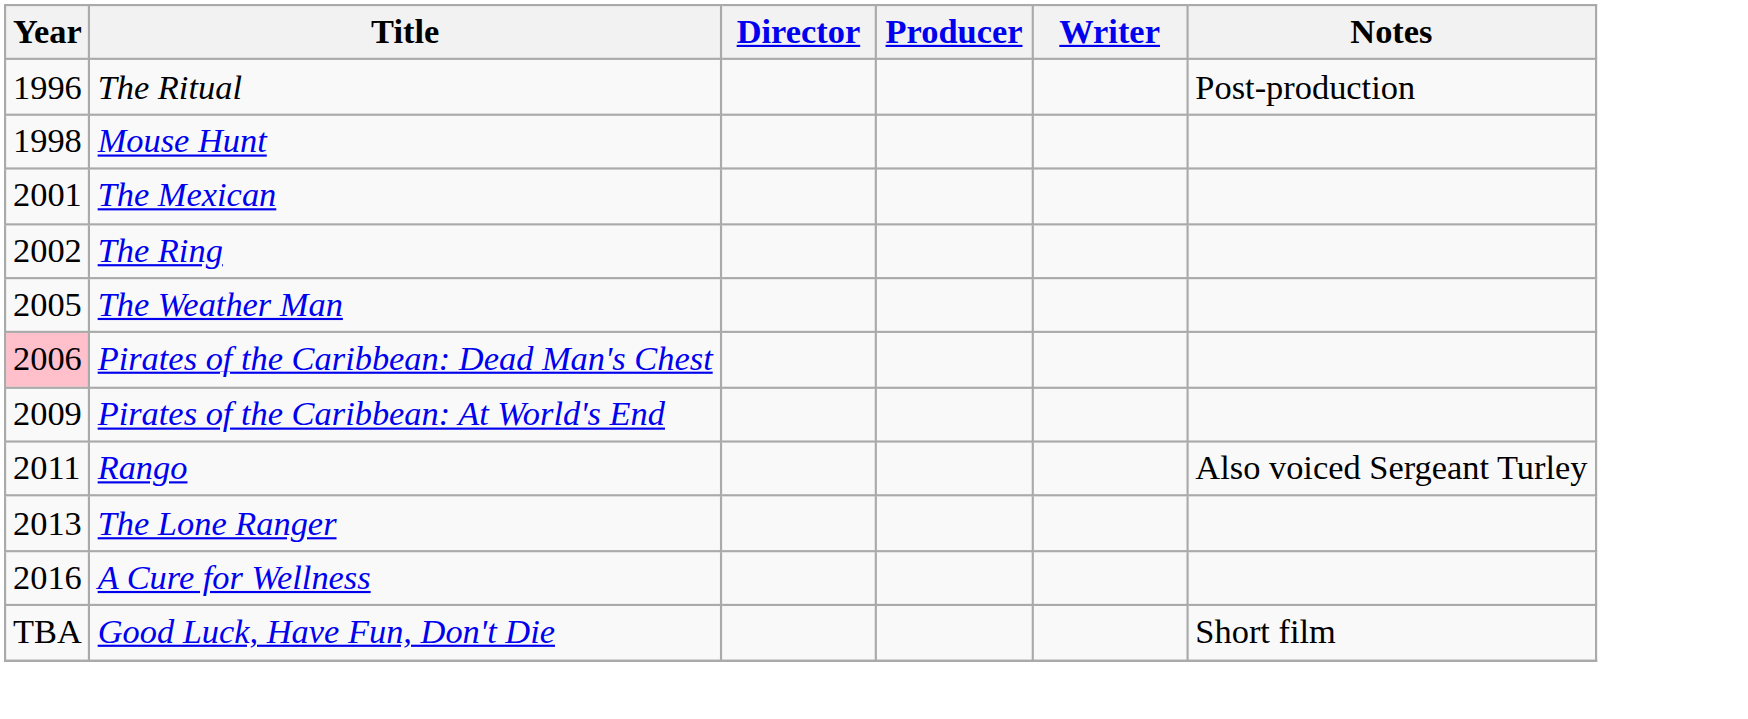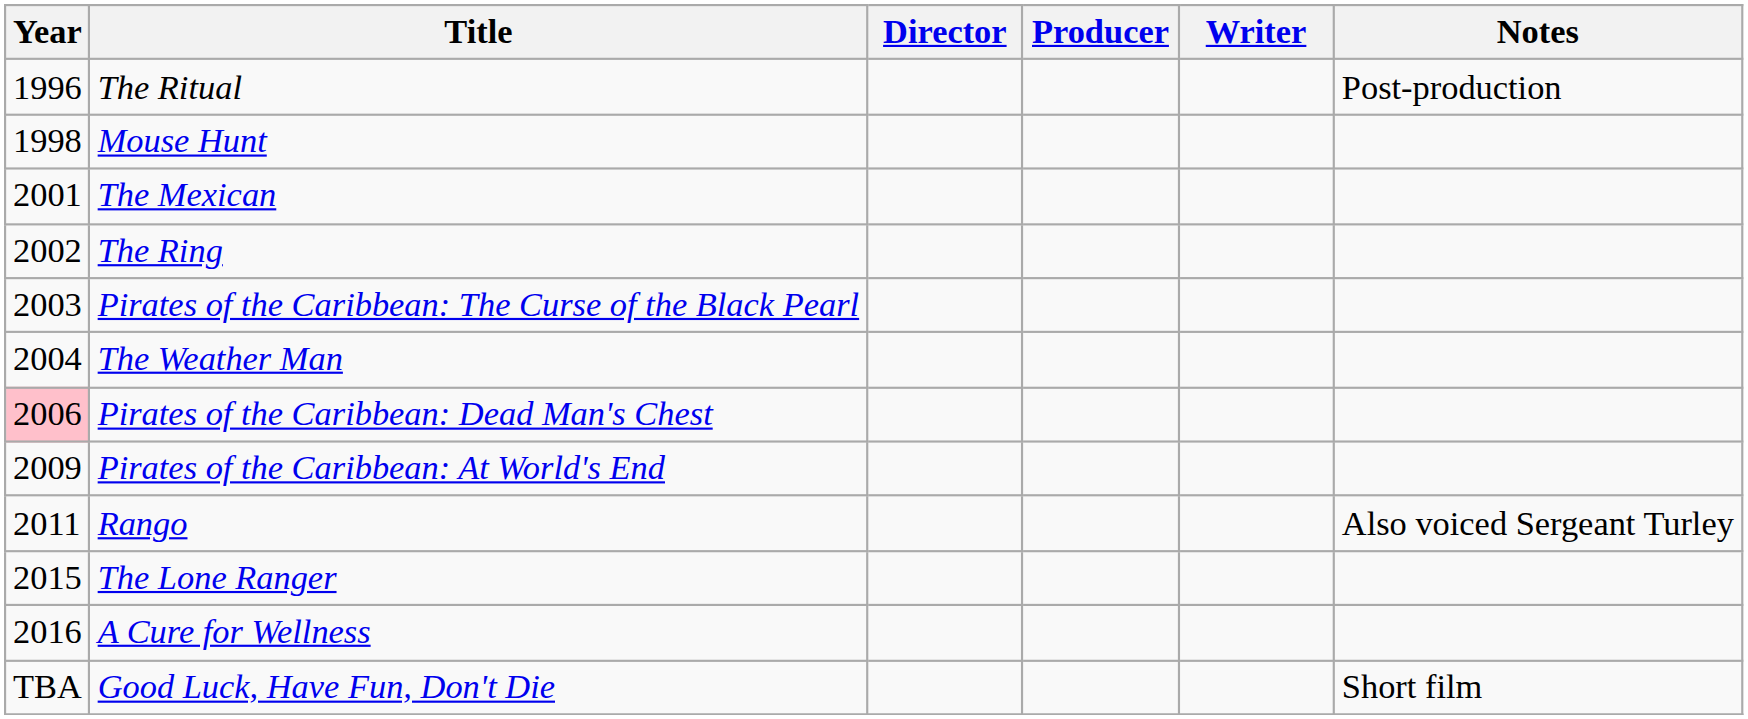+ row: (478, 304)
(47, 304) 2005 -> (47, 359) 2004
(47, 522) 2013 -> (47, 577) 2015
